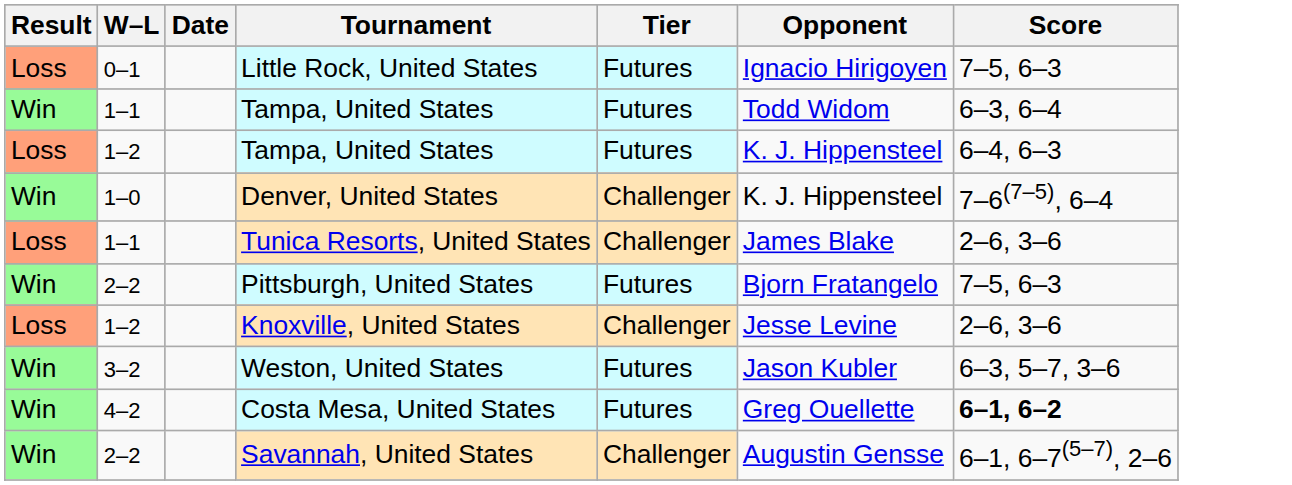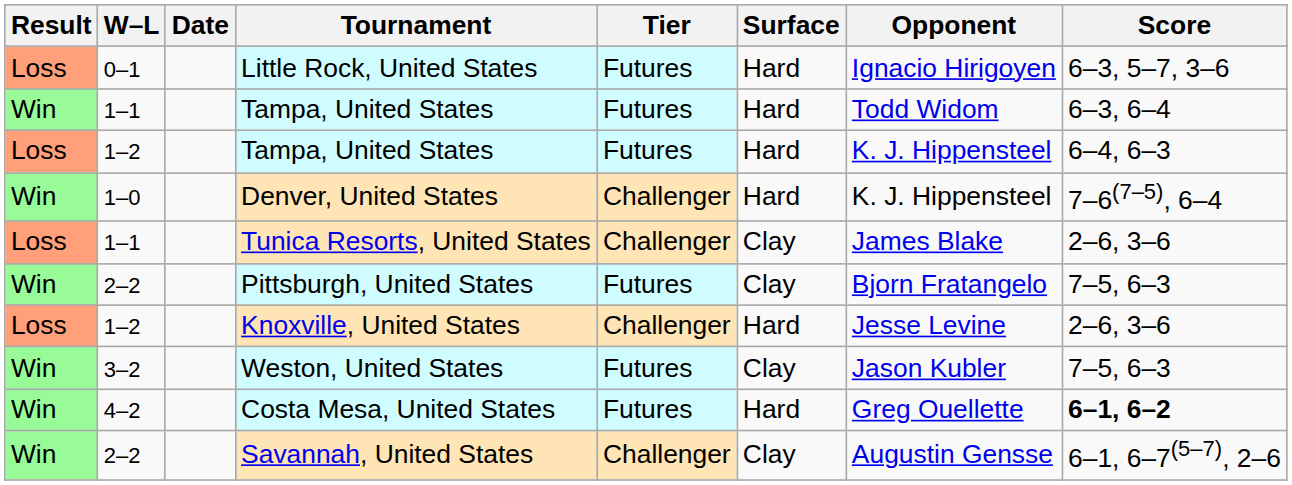+ column: (791, 25)
(1010, 67) 7–5, 6–3 -> (1149, 67) 6–3, 5–7, 3–6
(1040, 367) 6–3, 5–7, 3–6 -> (1119, 367) 7–5, 6–3
